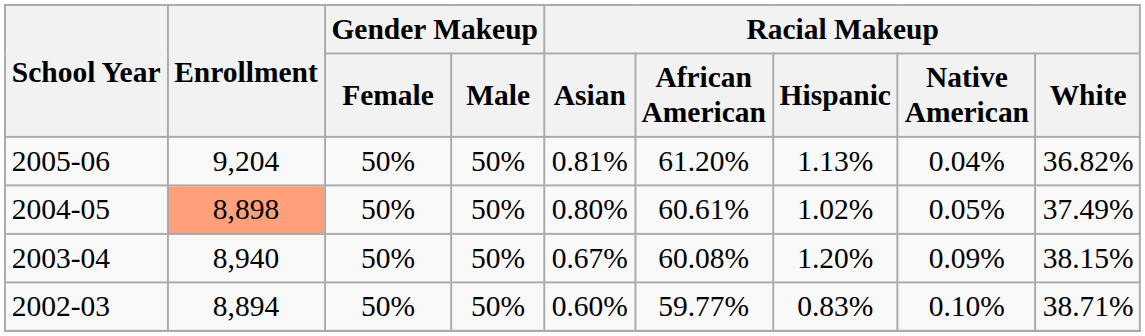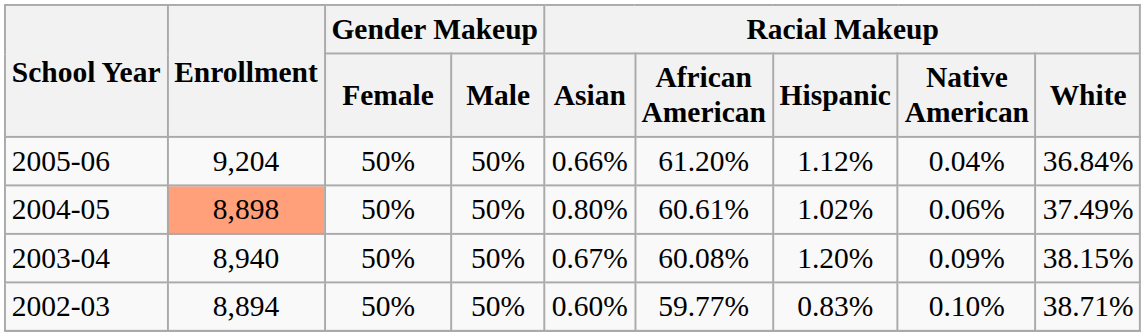(590, 161) 0.81% -> (590, 161) 0.66%
(835, 161) 1.13% -> (835, 161) 1.12%
(1088, 161) 36.82% -> (1088, 161) 36.84%
(967, 209) 0.05% -> (967, 209) 0.06%
